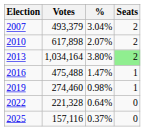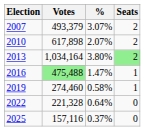(100, 27) 3.04% -> (100, 27) 3.07%
(67, 73) no background -> (67, 73) lightgreen background
(100, 88) 0.98% -> (100, 88) 0.58%
